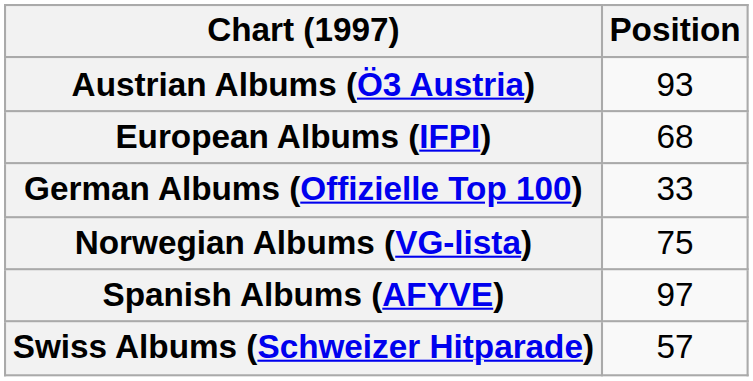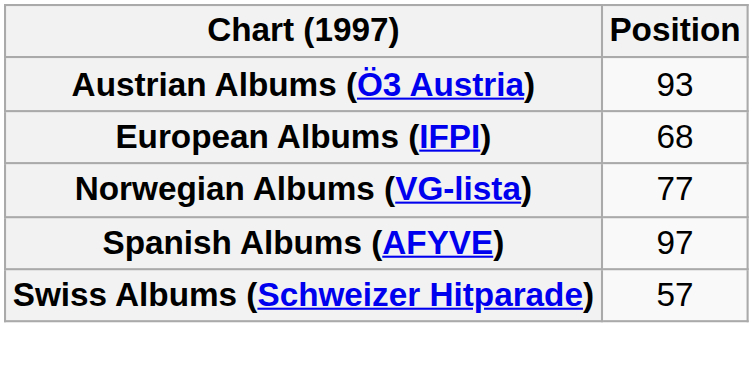- row: (303, 189)
(675, 242) 75 -> (675, 189) 77
